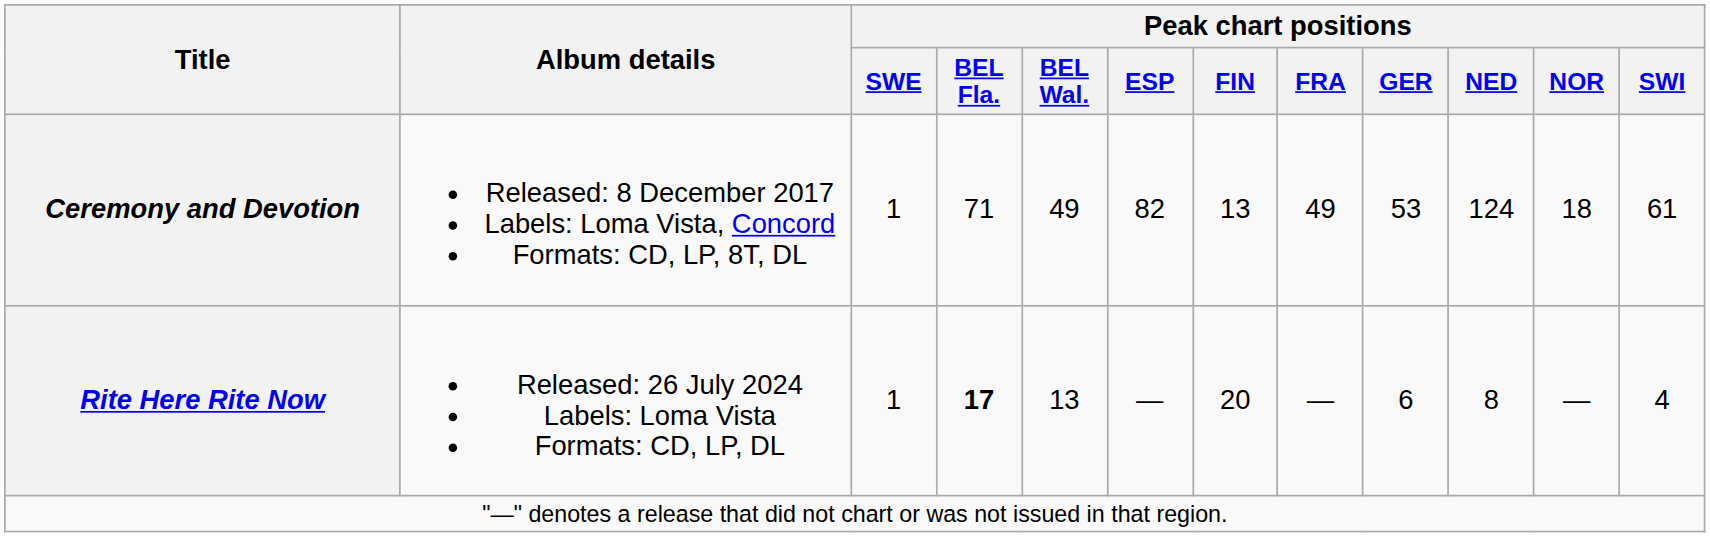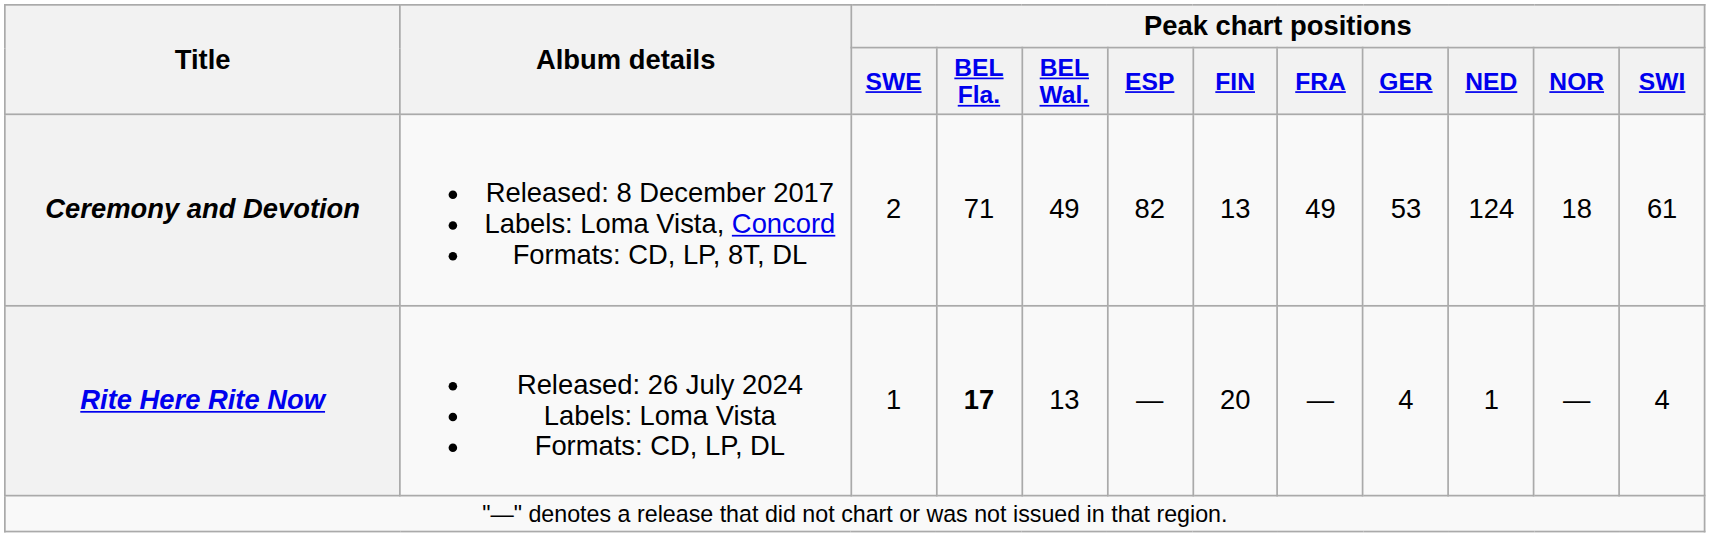(894, 209) 1 -> (894, 209) 2
(1406, 399) 6 -> (1406, 399) 4
(1491, 399) 8 -> (1491, 399) 1
